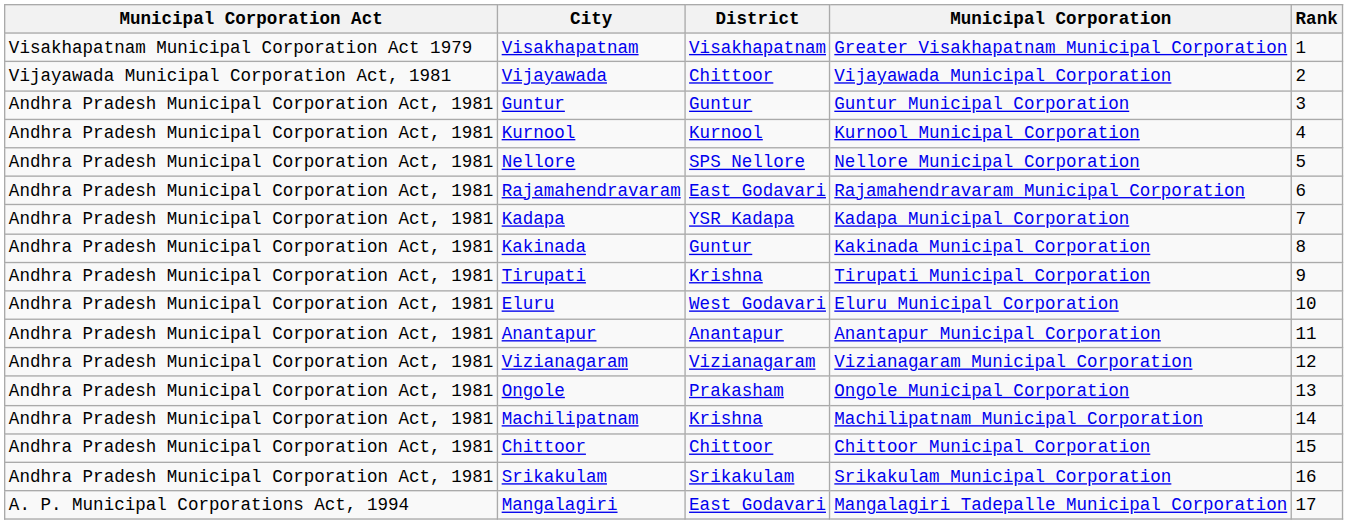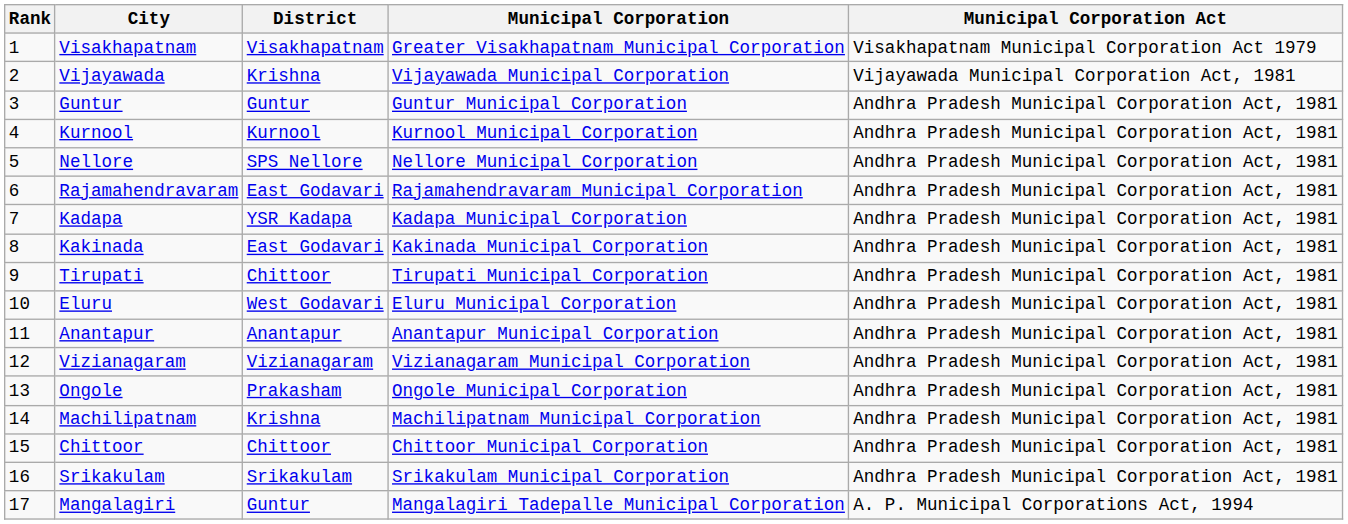columns swapped: (1317, 19) <-> (251, 19)
(731, 76) Chittoor -> (284, 76) Krishna
(721, 248) Guntur -> (315, 248) East Godavari
(726, 276) Krishna -> (289, 276) Chittoor
(758, 505) East Godavari -> (278, 505) Guntur
